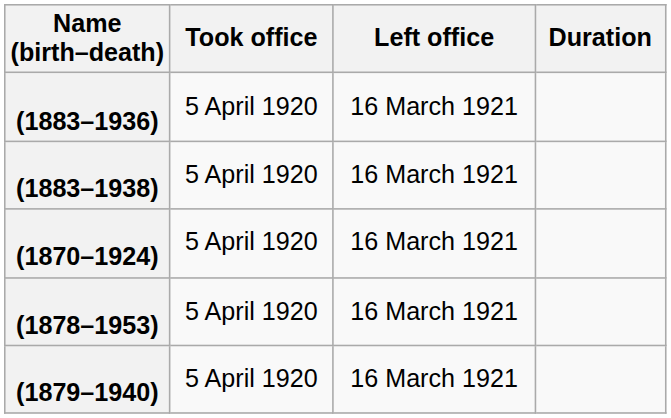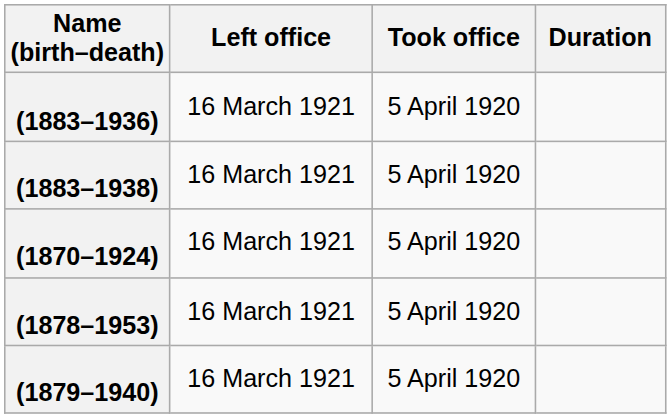columns swapped: (251, 38) <-> (434, 38)
